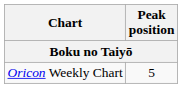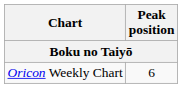(152, 72) 5 -> (152, 72) 6
